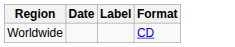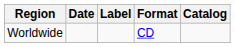+ column: (205, 14)
